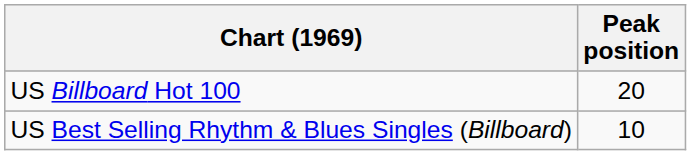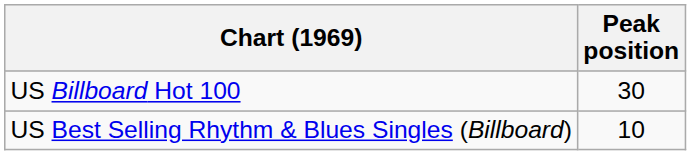(631, 90) 20 -> (631, 90) 30
